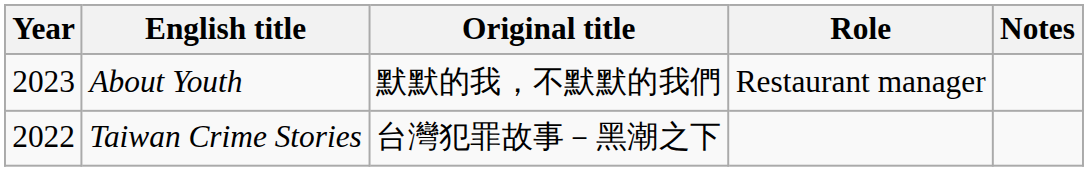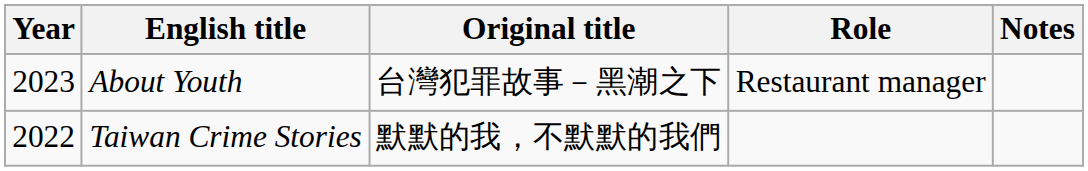(549, 81) 默默的我，不默默的我們 -> (549, 81) 台灣犯罪故事－黑潮之下
(549, 136) 台灣犯罪故事－黑潮之下 -> (549, 136) 默默的我，不默默的我們
